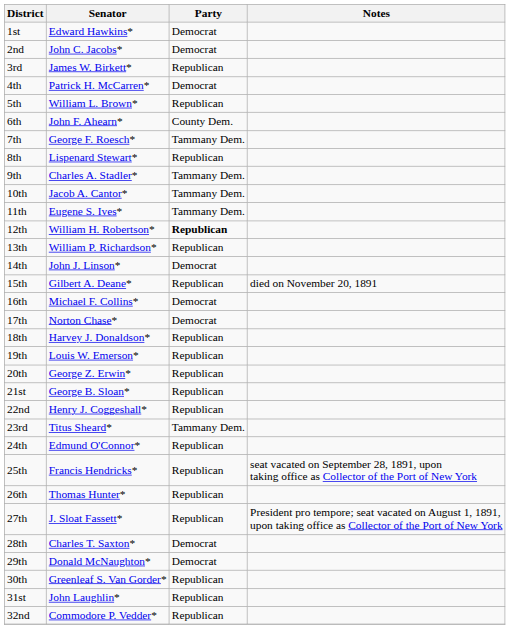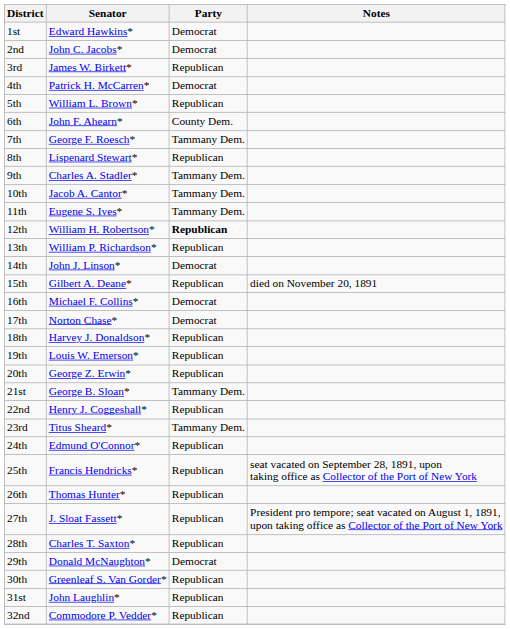(198, 391) Republican -> (208, 391) Tammany Dem.
(194, 543) Democrat -> (198, 543) Republican
